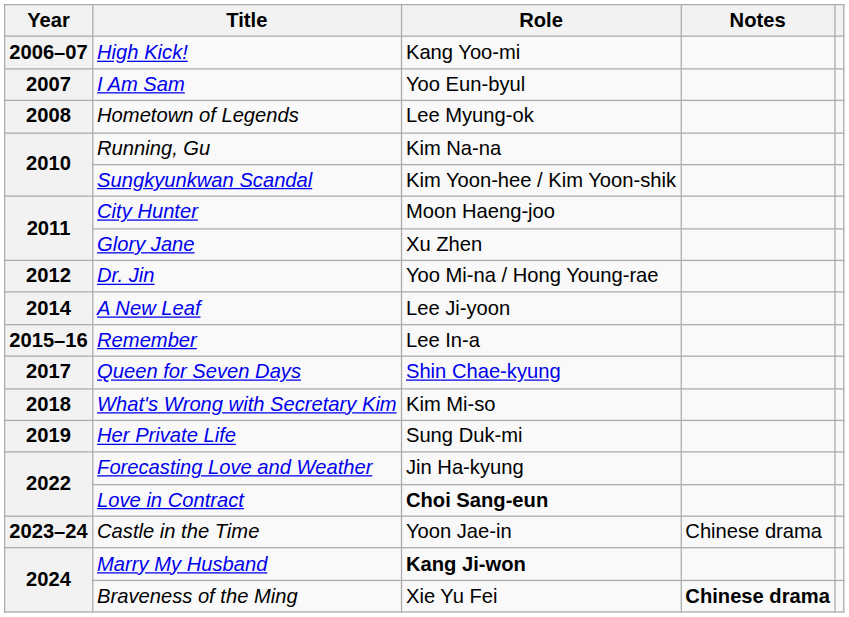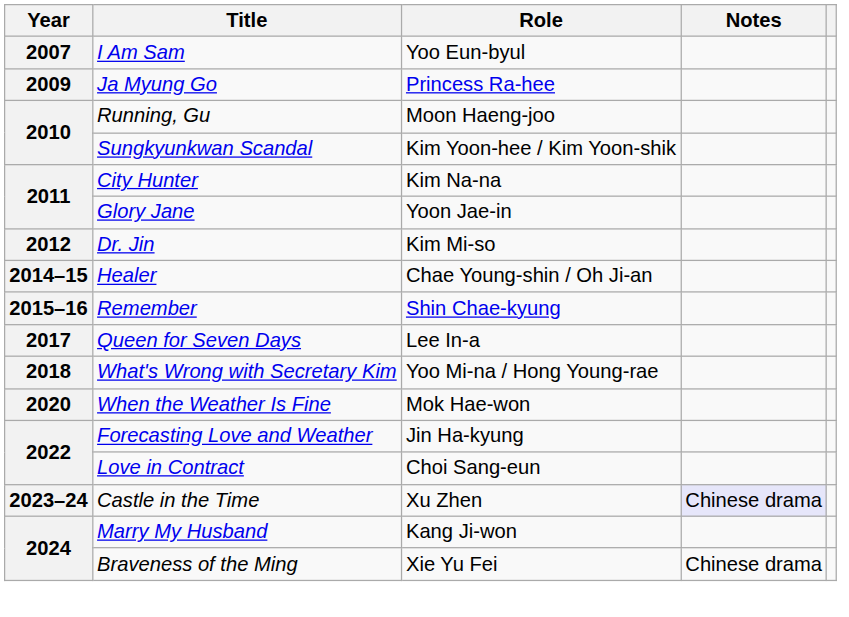- row: (142, 52)
- row: (198, 116)
+ row: (157, 84)
(454, 148) Kim Na-na -> (480, 116) Moon Haeng-joo
(480, 212) Moon Haeng-joo -> (454, 180) Kim Na-na
(444, 244) Xu Zhen -> (459, 212) Yoon Jae-in
(532, 276) Yoo Mi-na / Hong Young-rae -> (451, 244) Kim Mi-so
- row: (149, 308)
+ row: (127, 276)
(443, 340) Lee In-a -> (483, 308) Shin Chae-kyung
(483, 372) Shin Chae-kyung -> (443, 340) Lee In-a
(451, 404) Kim Mi-so -> (532, 372) Yoo Mi-na / Hong Young-rae
- row: (167, 436)
+ row: (214, 404)
(477, 500) bold -> (473, 468) normal
(459, 532) Yoon Jae-in -> (444, 500) Xu Zhen
(754, 532) no background -> (754, 500) lavender background
(466, 564) bold -> (461, 532) normal
(758, 595) bold -> (754, 564) normal
